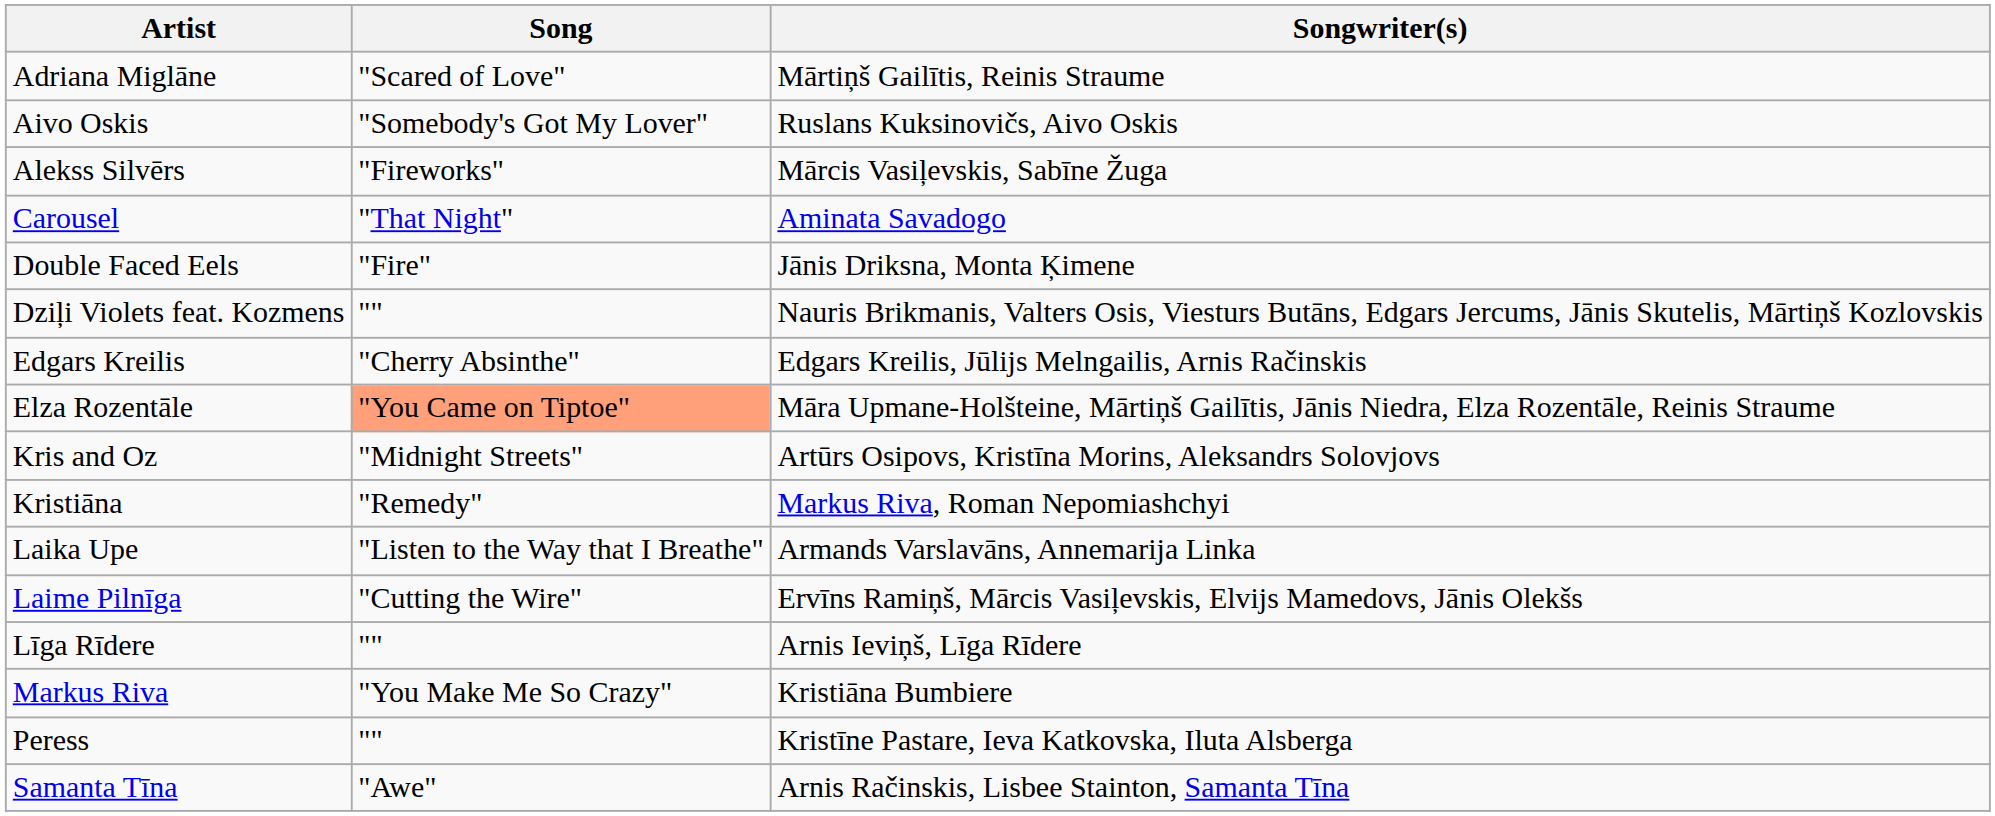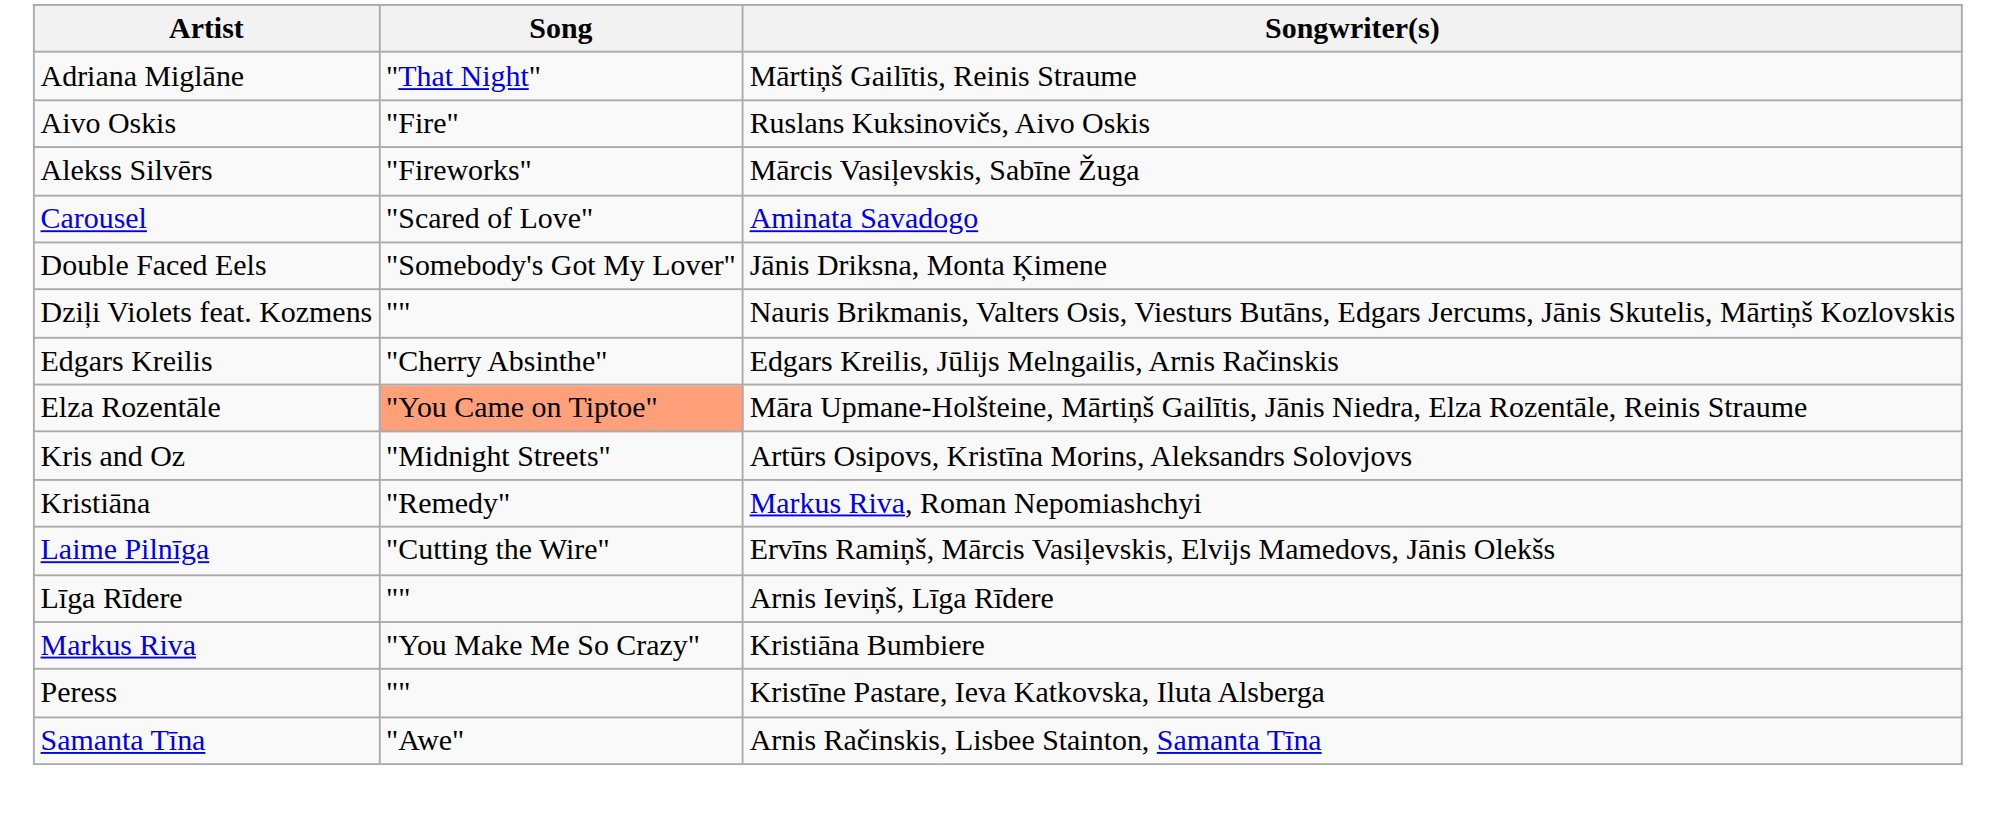(462, 75) "Scared of Love" -> (464, 75) "That Night"
(533, 123) "Somebody's Got My Lover" -> (422, 123) "Fire"
(436, 218) "That Night" -> (490, 218) "Scared of Love"
(395, 265) "Fire" -> (561, 265) "Somebody's Got My Lover"
- row: (76, 550)
